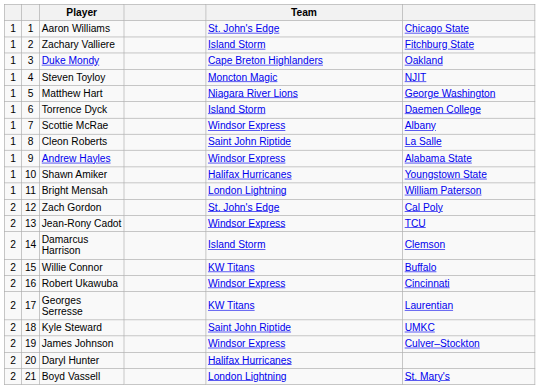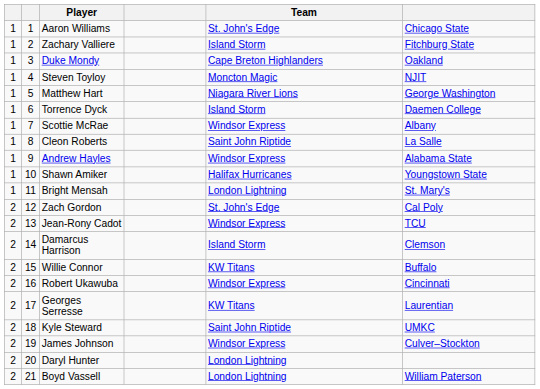(443, 191) William Paterson -> (427, 191) St. Mary's
(250, 360) Halifax Hurricanes -> (247, 360) London Lightning
(427, 376) St. Mary's -> (443, 376) William Paterson
